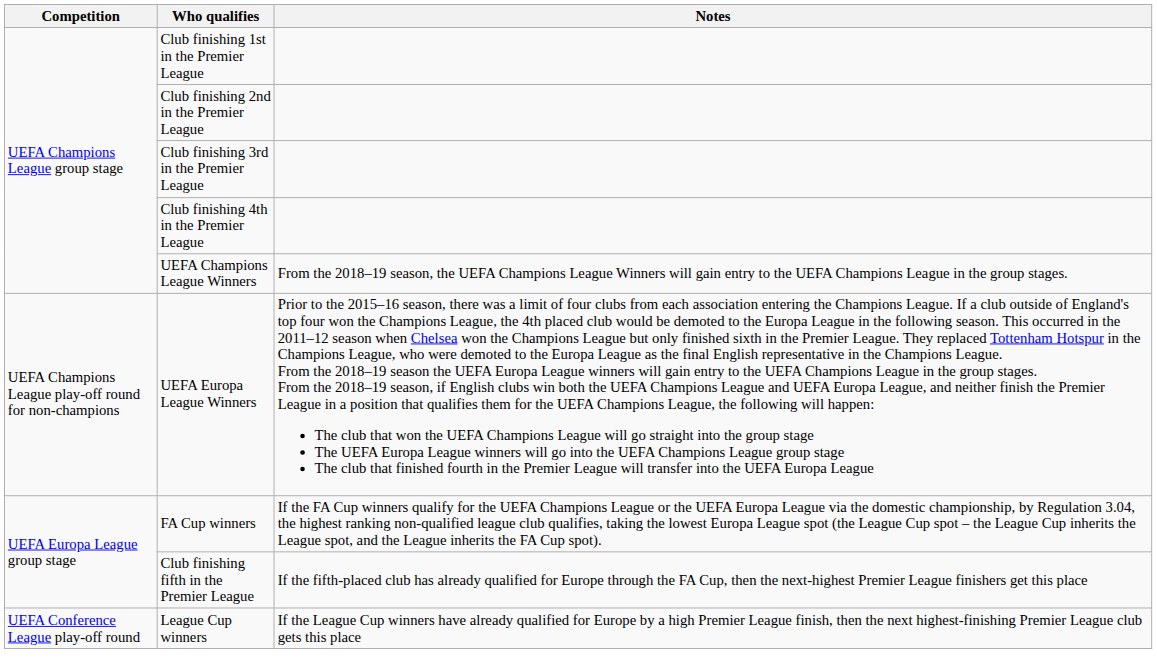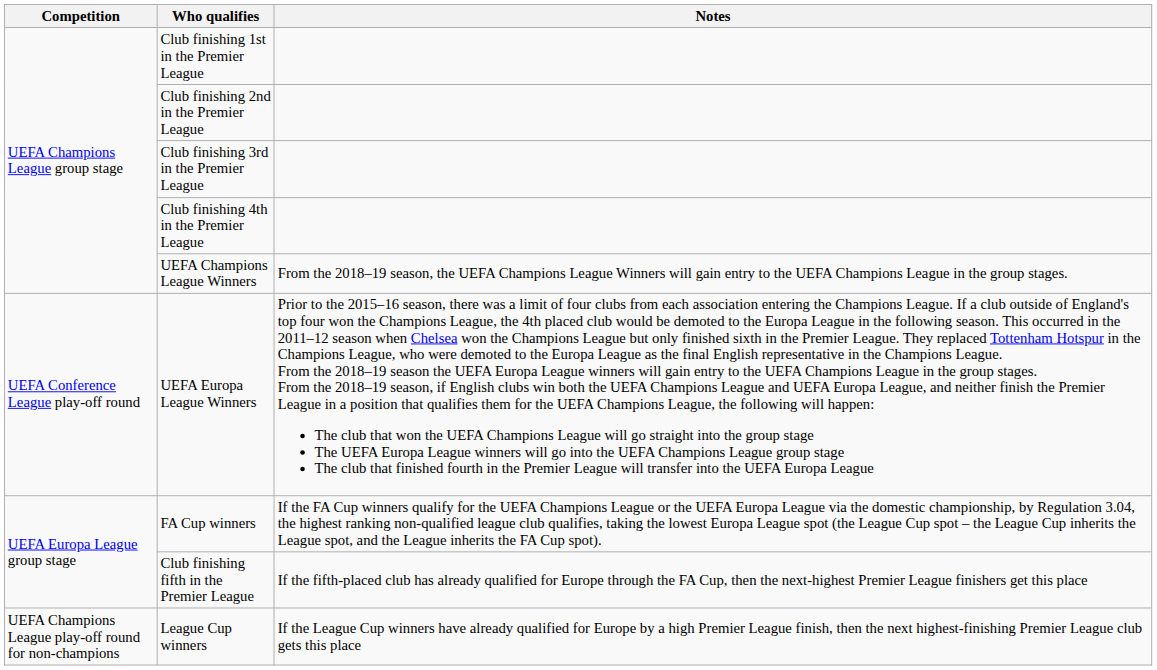(74, 394) UEFA Champions League play-off round for non-champions -> (74, 394) UEFA Conference League play-off round
(74, 628) UEFA Conference League play-off round -> (74, 636) UEFA Champions League play-off round for non-champions
